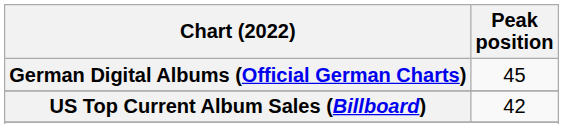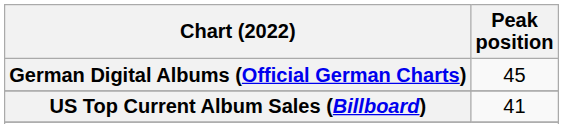(514, 106) 42 -> (514, 106) 41
